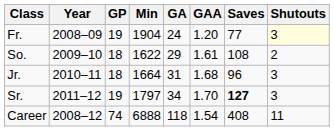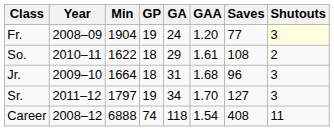columns swapped: (117, 14) <-> (147, 14)
(77, 55) 2009–10 -> (77, 55) 2010–11
(77, 75) 2010–11 -> (77, 75) 2009–10
(238, 95) bold -> (238, 95) normal
